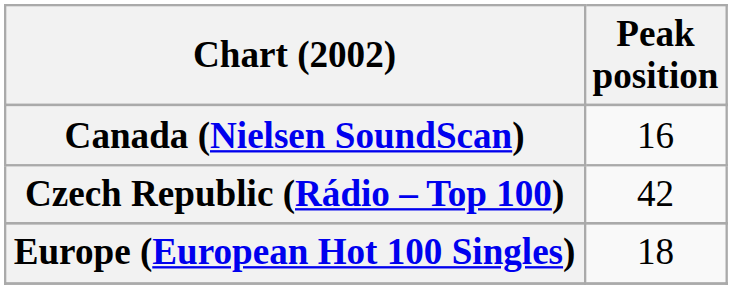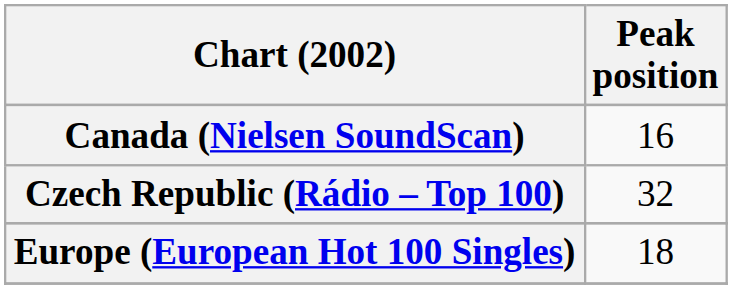(655, 193) 42 -> (655, 193) 32
